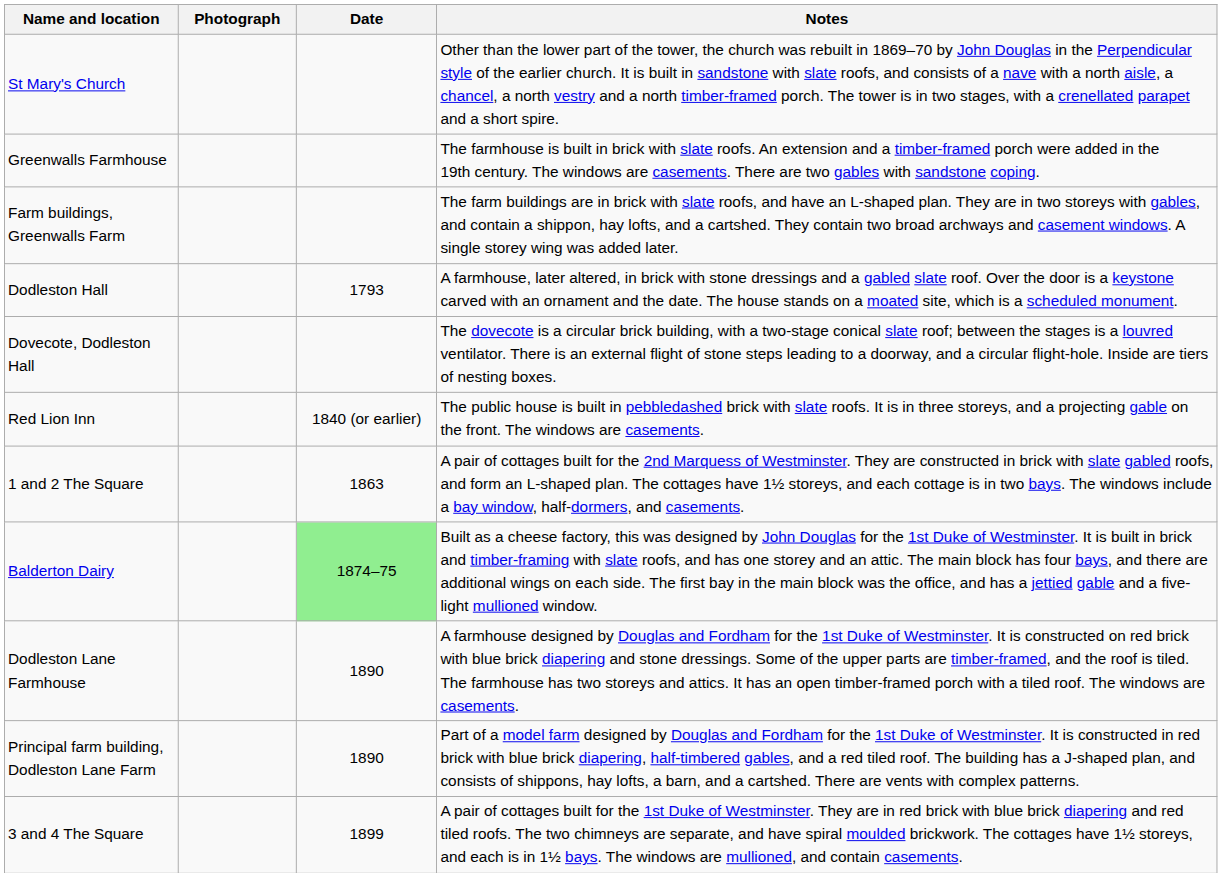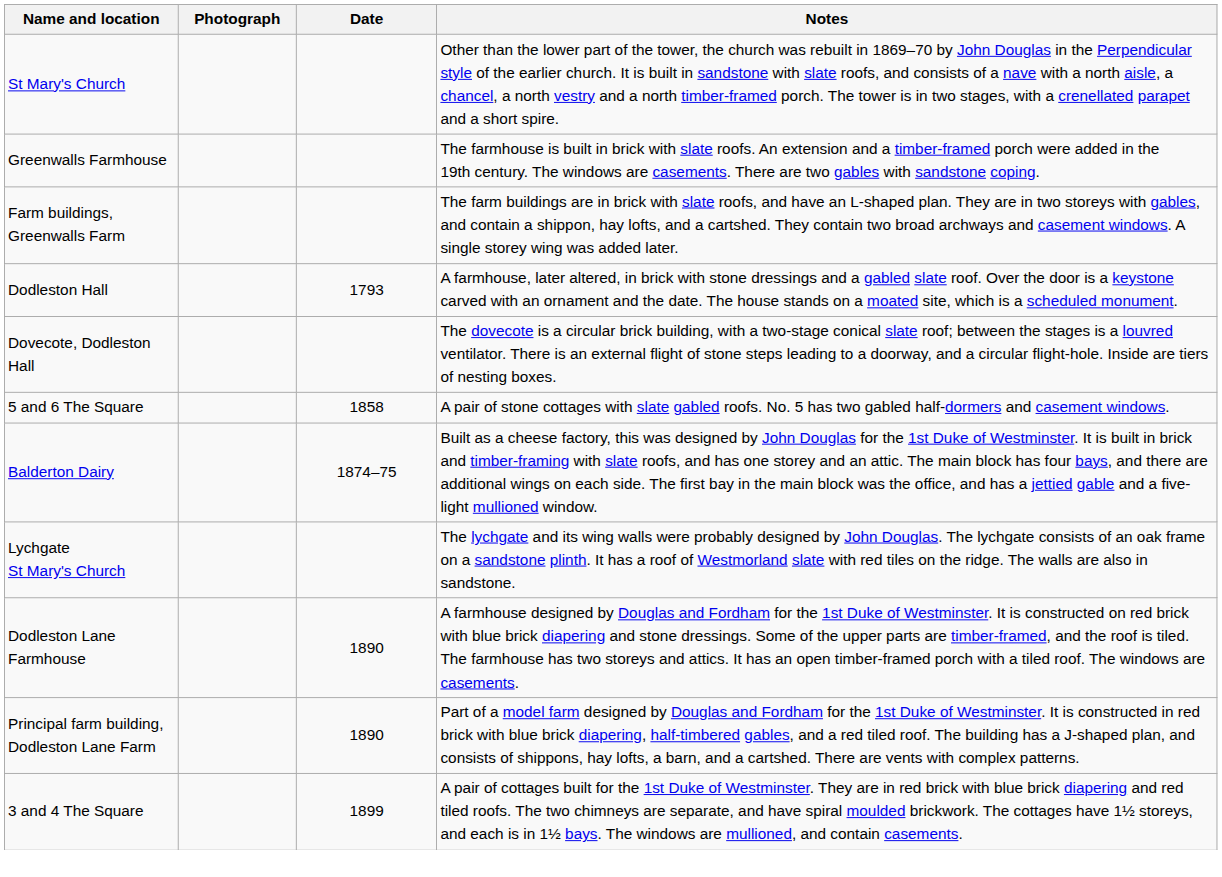- row: (52, 419)
+ row: (76, 407)
- row: (76, 483)
(367, 571) lightgreen background -> (367, 472) no background
+ row: (67, 560)
